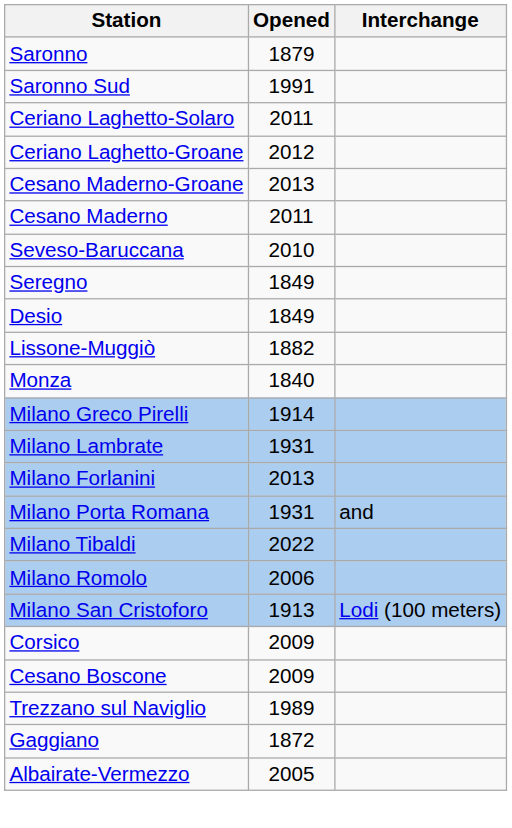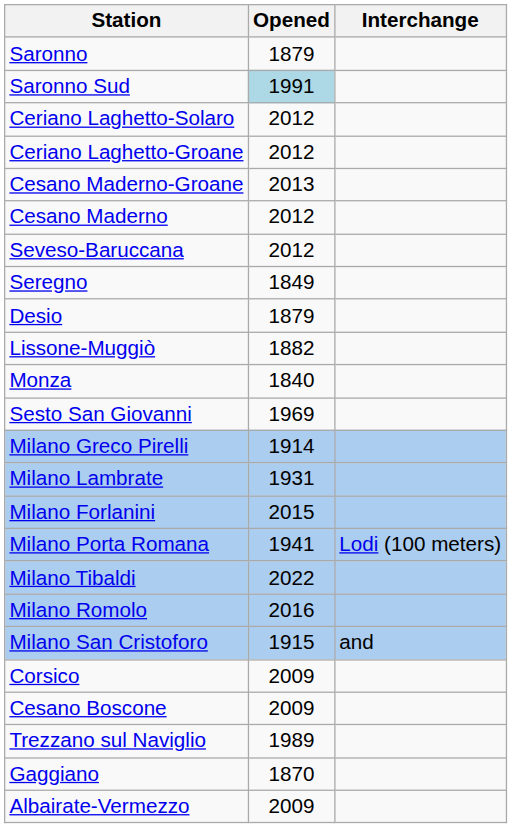(291, 86) no background -> (291, 86) lightblue background
(291, 119) 2011 -> (291, 119) 2012
(291, 217) 2011 -> (291, 217) 2012
(291, 250) 2010 -> (291, 250) 2012
(291, 315) 1849 -> (291, 315) 1879
+ row: (101, 413)
(291, 479) 2013 -> (291, 511) 2015
(291, 511) 1931 -> (291, 544) 1941
(357, 511) and -> (420, 544) Lodi (100 meters)
(291, 577) 2006 -> (291, 610) 2016
(291, 610) 1913 -> (291, 642) 1915
(420, 610) Lodi (100 meters) -> (357, 642) and
(291, 741) 1872 -> (291, 773) 1870
(291, 773) 2005 -> (291, 806) 2009
